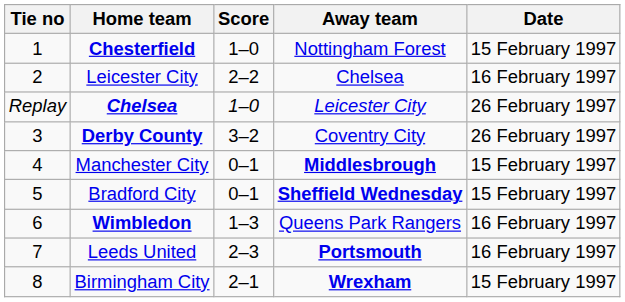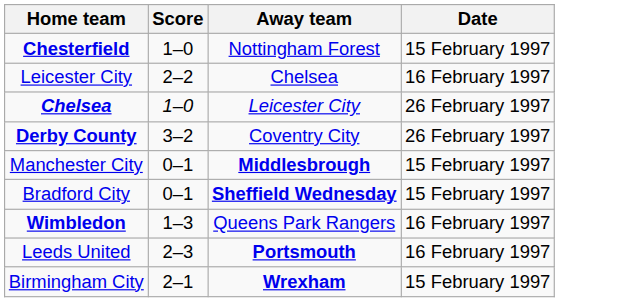- column: (37, 19)
